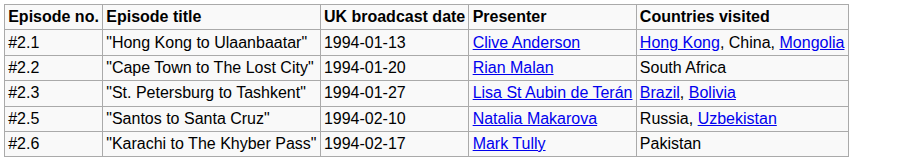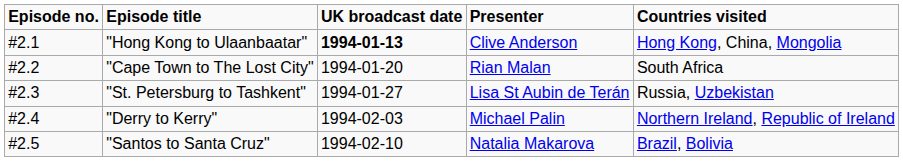(365, 42) normal -> (362, 42) bold
(688, 93) Brazil, Bolivia -> (705, 93) Russia, Uzbekistan
+ row: (162, 118)
(708, 118) Russia, Uzbekistan -> (685, 144) Brazil, Bolivia
- row: (211, 144)
